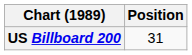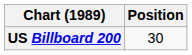(156, 38) 31 -> (156, 38) 30
